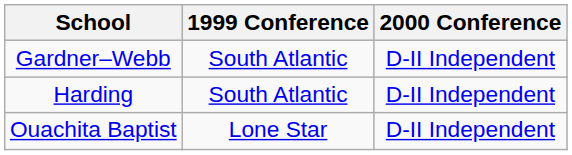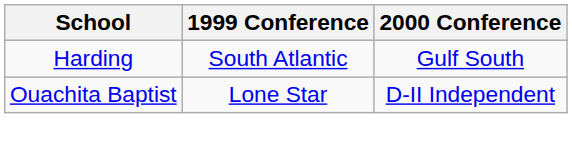- row: (93, 58)
(470, 94) D-II Independent -> (470, 58) Gulf South
